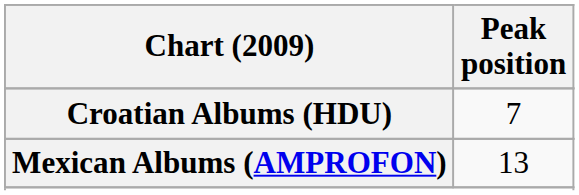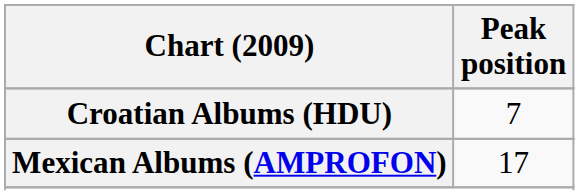(514, 162) 13 -> (514, 162) 17
